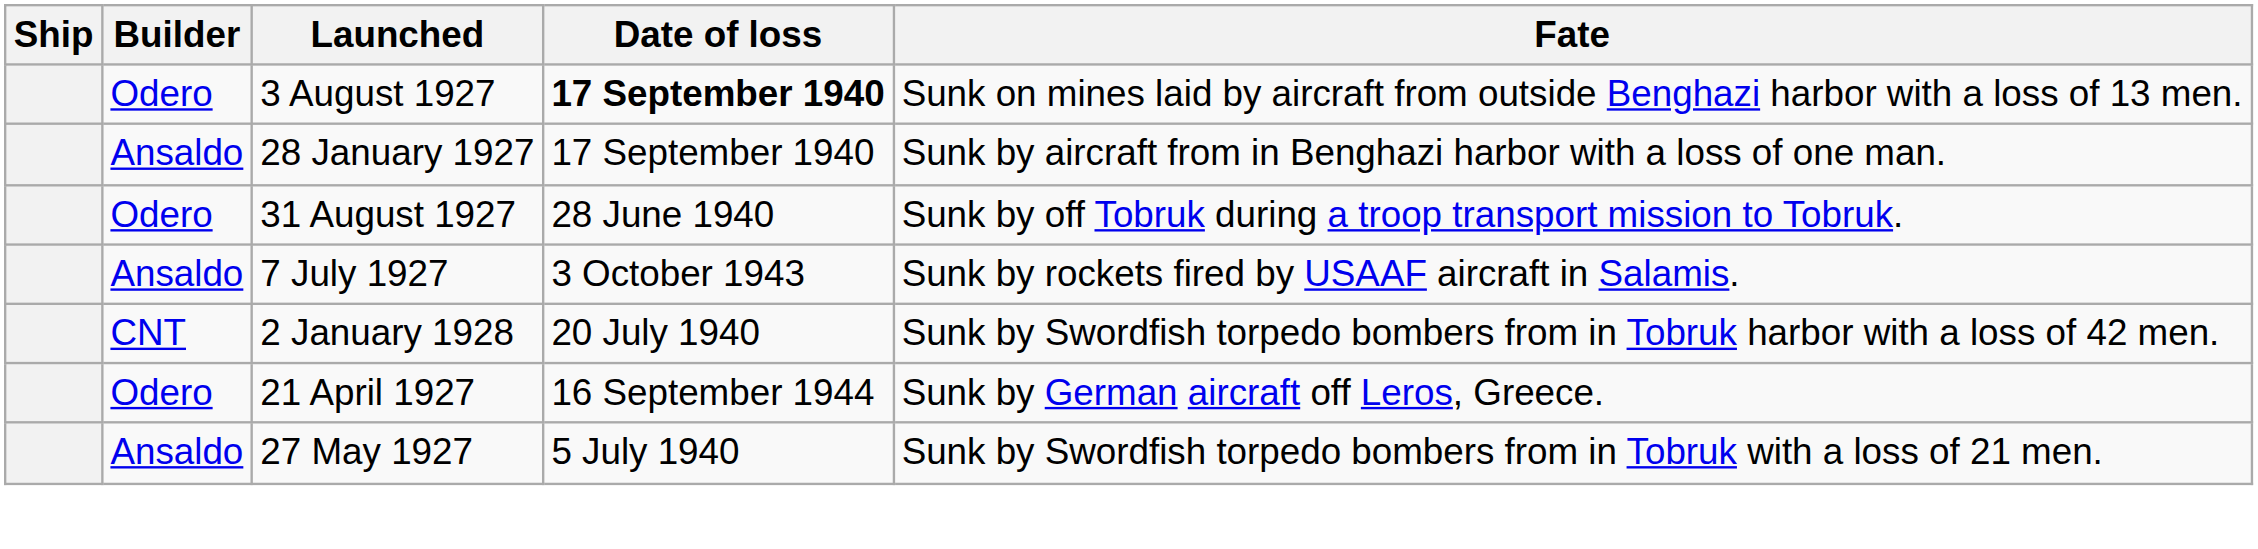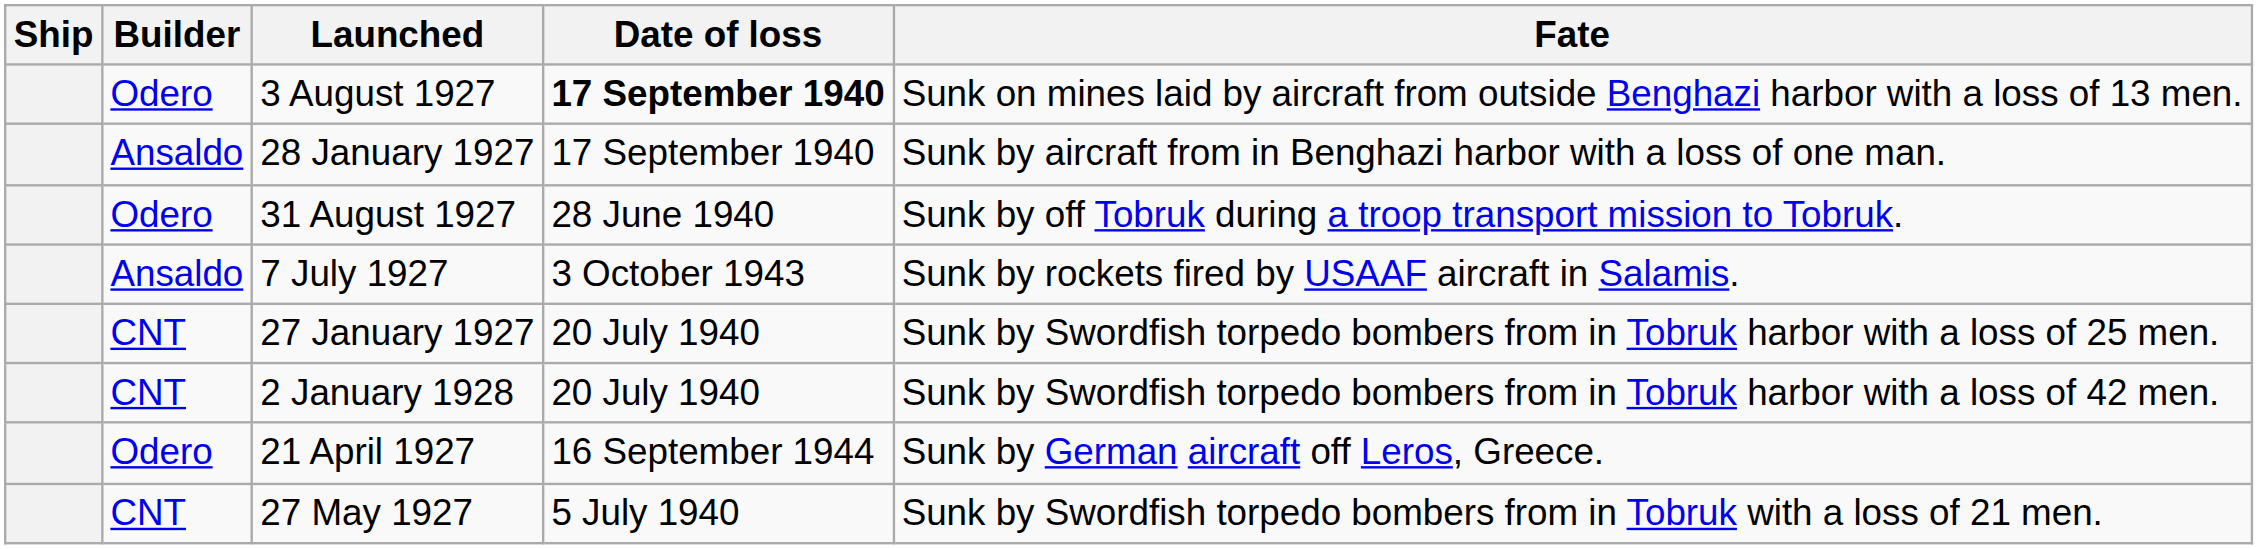+ row: (397, 332)
(177, 451) Ansaldo -> (148, 511) CNT
